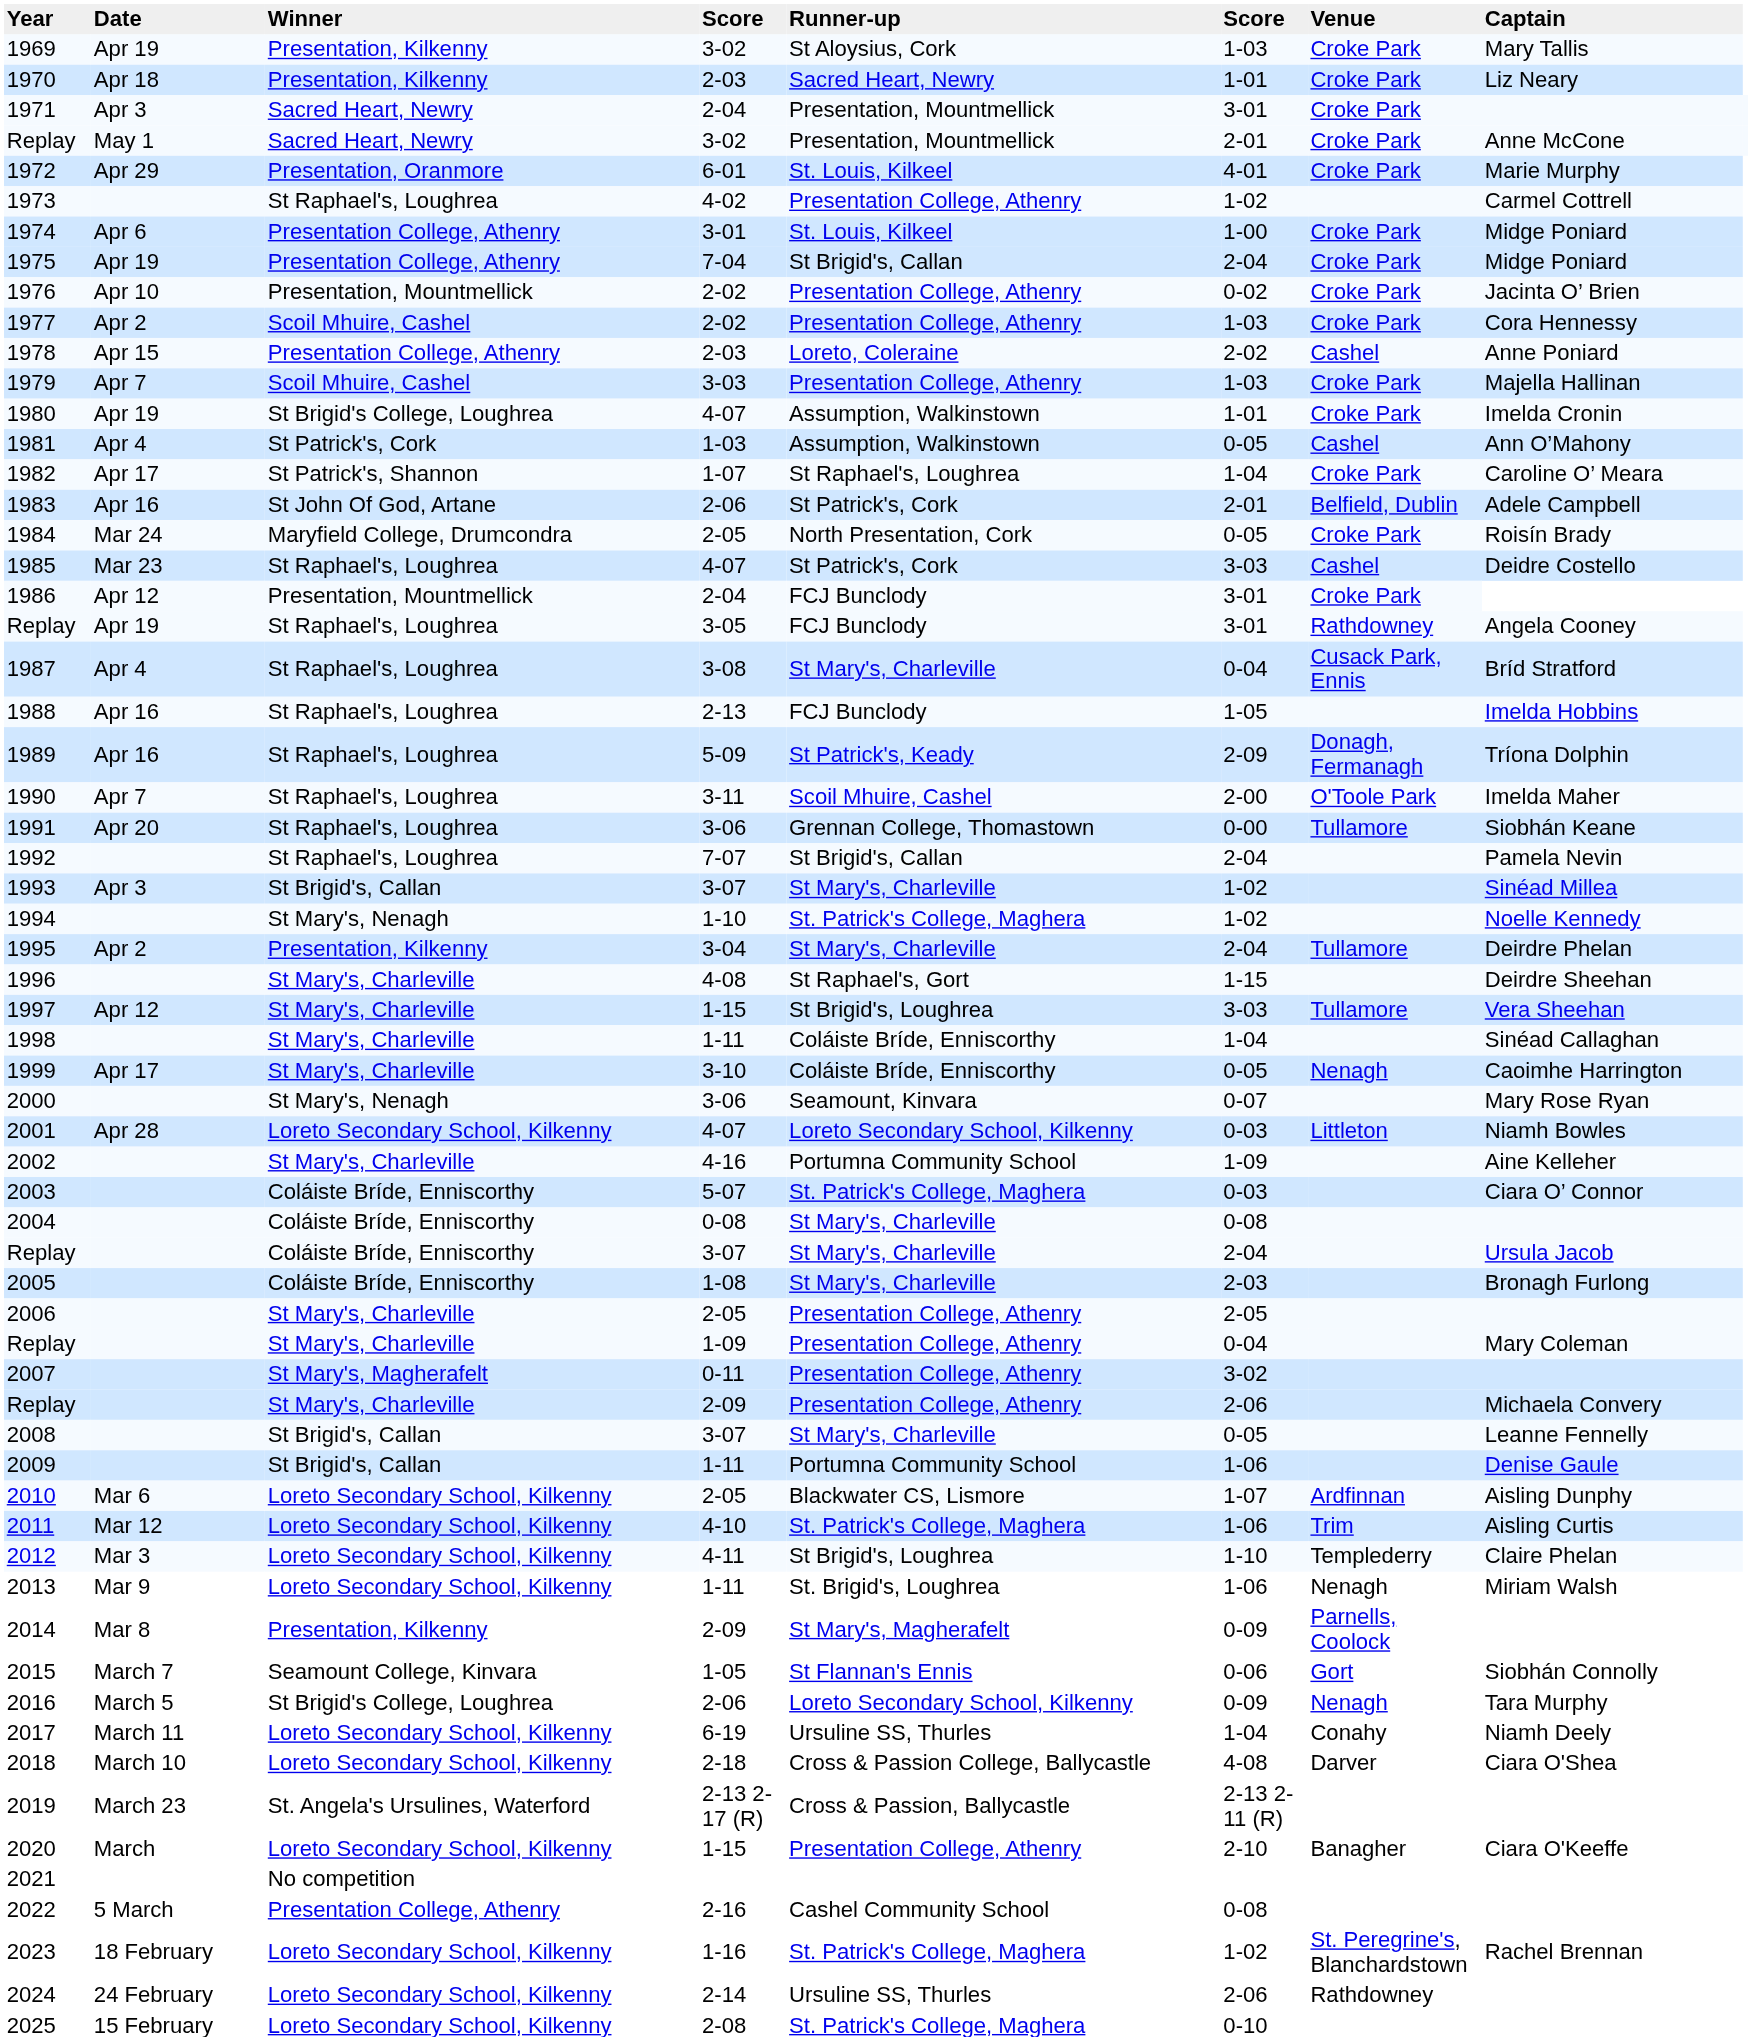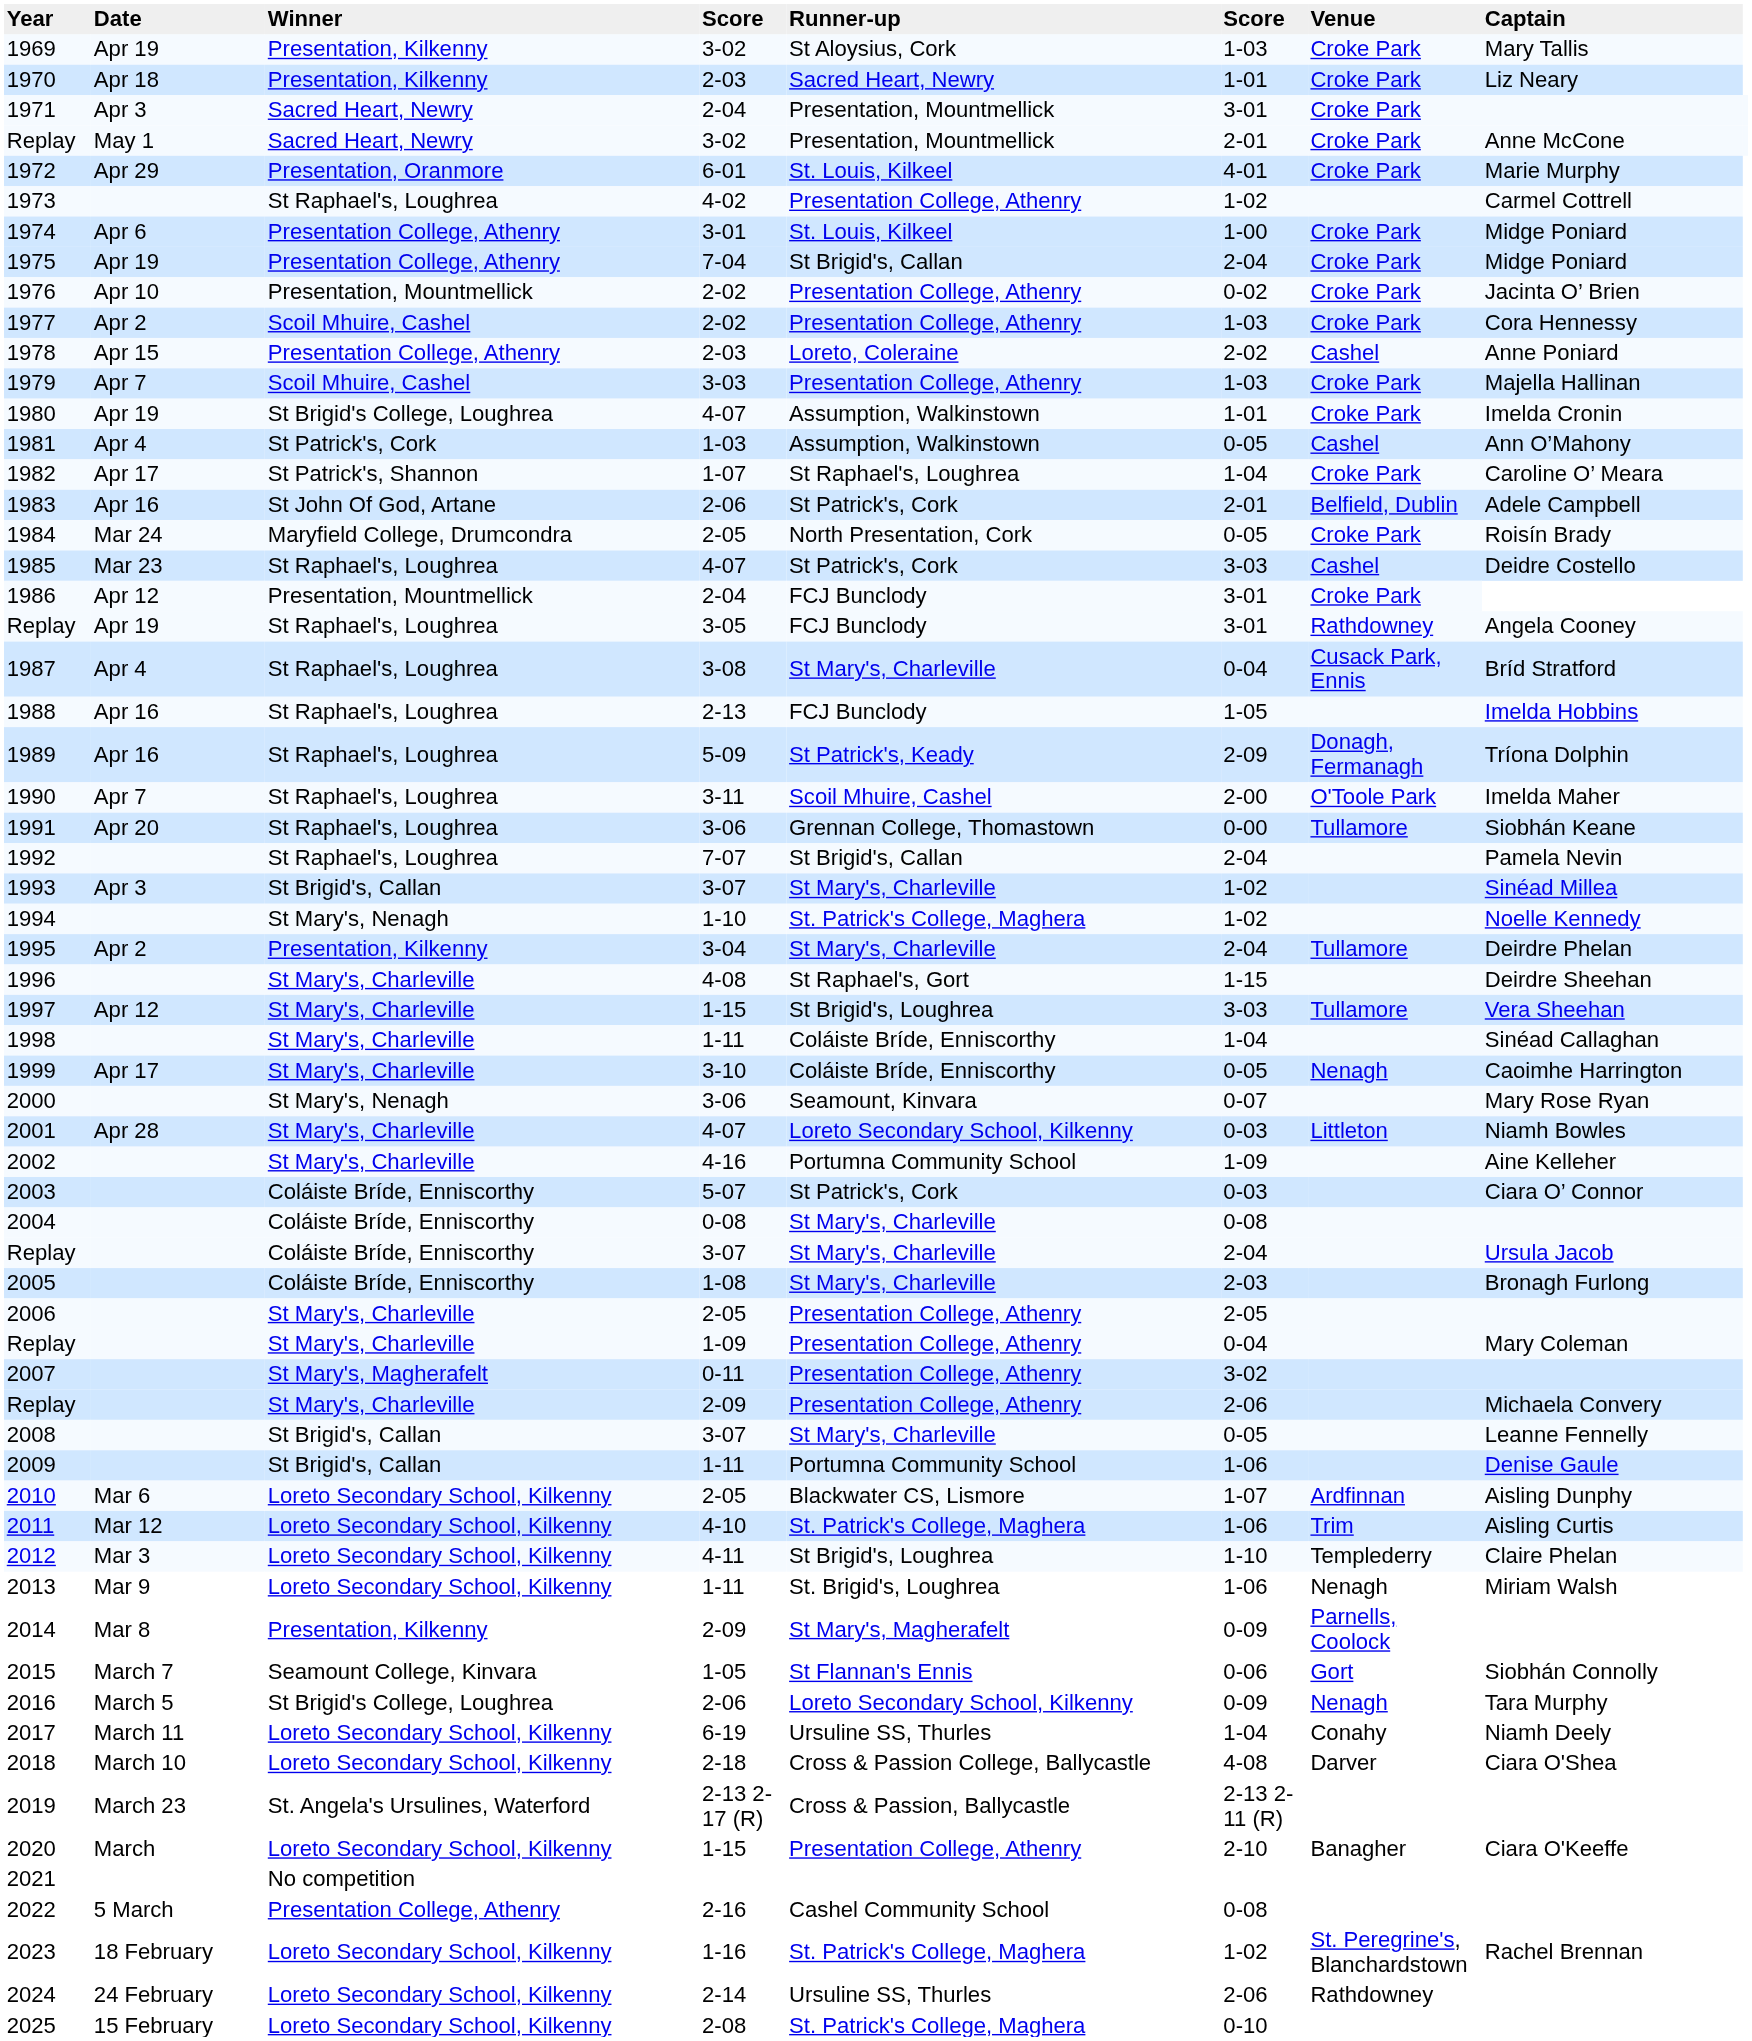(440, 1131) Loreto Secondary School, Kilkenny -> (371, 1131) St Mary's, Charleville
(937, 1191) St. Patrick's College, Maghera -> (873, 1191) St Patrick's, Cork
